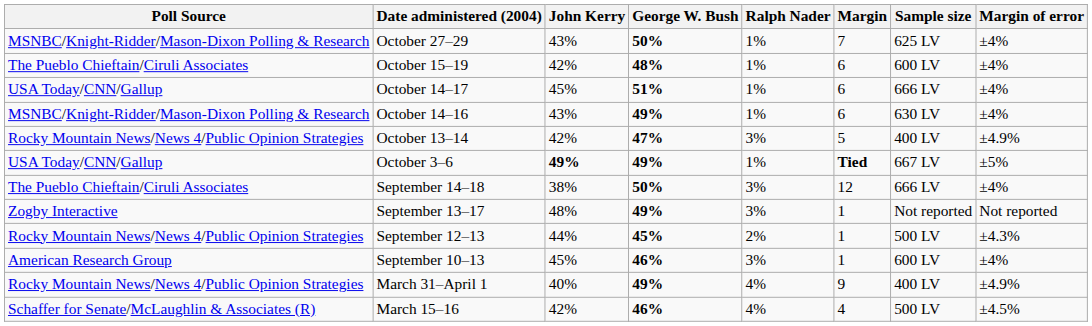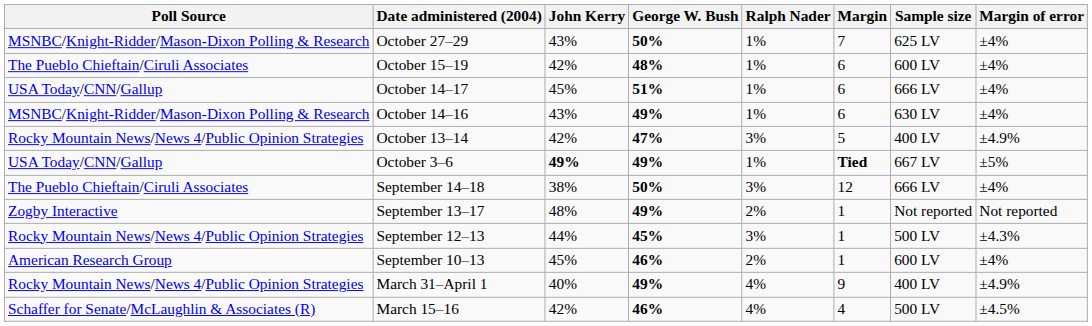(756, 211) 3% -> (756, 211) 2%
(756, 235) 2% -> (756, 235) 3%
(756, 260) 3% -> (756, 260) 2%
